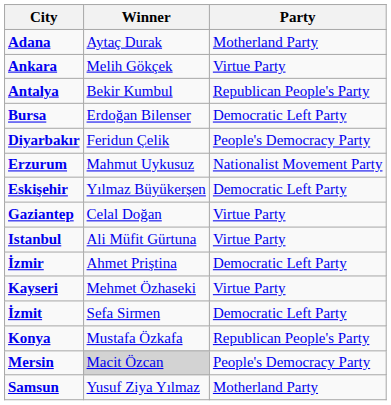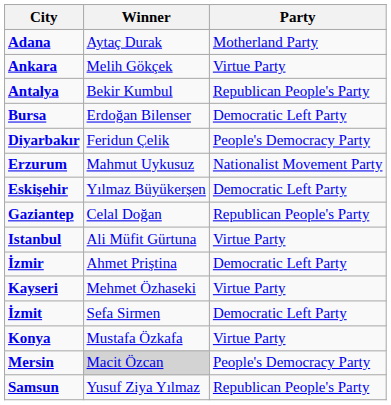(249, 214) Virtue Party -> (291, 214) Republican People's Party
(291, 338) Republican People's Party -> (249, 338) Virtue Party
(265, 387) Motherland Party -> (291, 387) Republican People's Party
